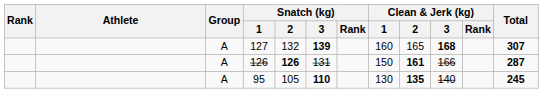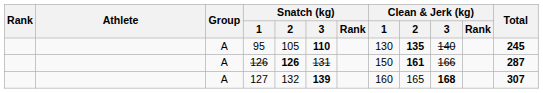rows swapped: (259, 46) <-> (259, 79)
